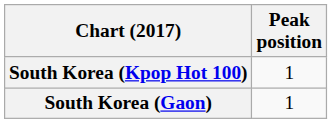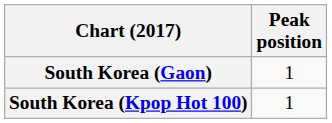rows swapped: (128, 103) <-> (128, 72)
